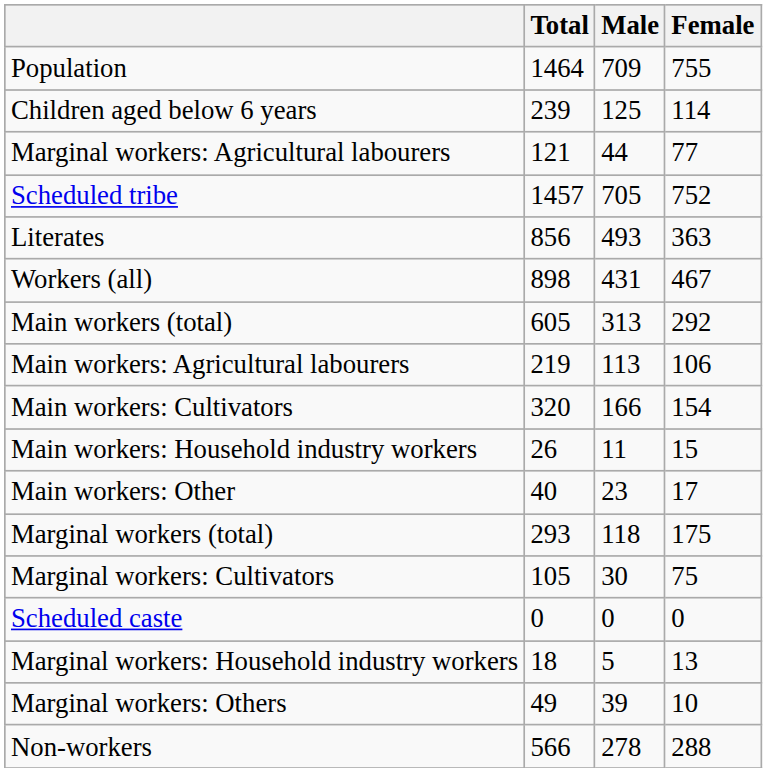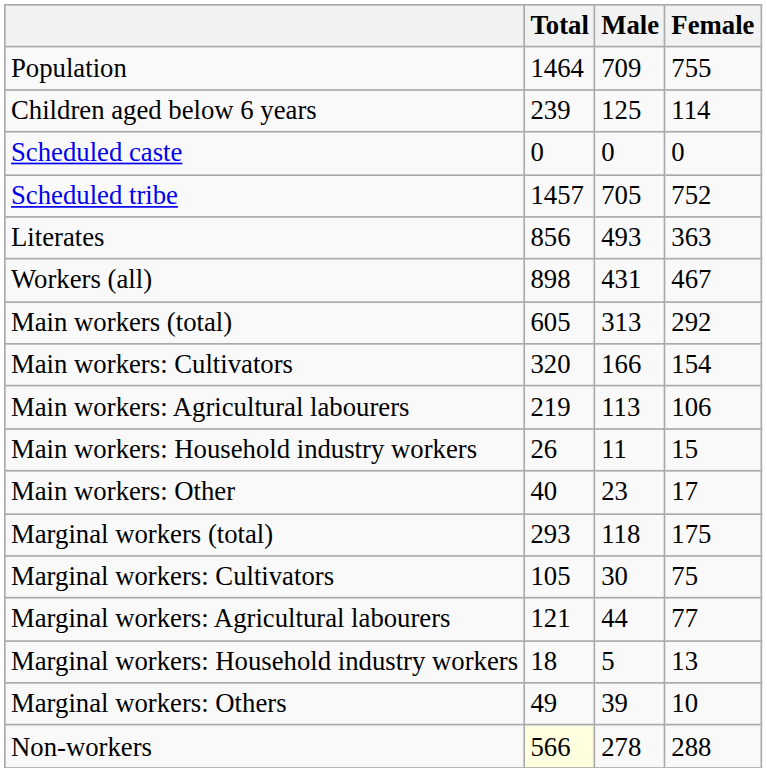rows swapped: (97, 618) <-> (231, 152)
rows swapped: (152, 407) <-> (210, 364)
(550, 746) no background -> (550, 746) lightyellow background
